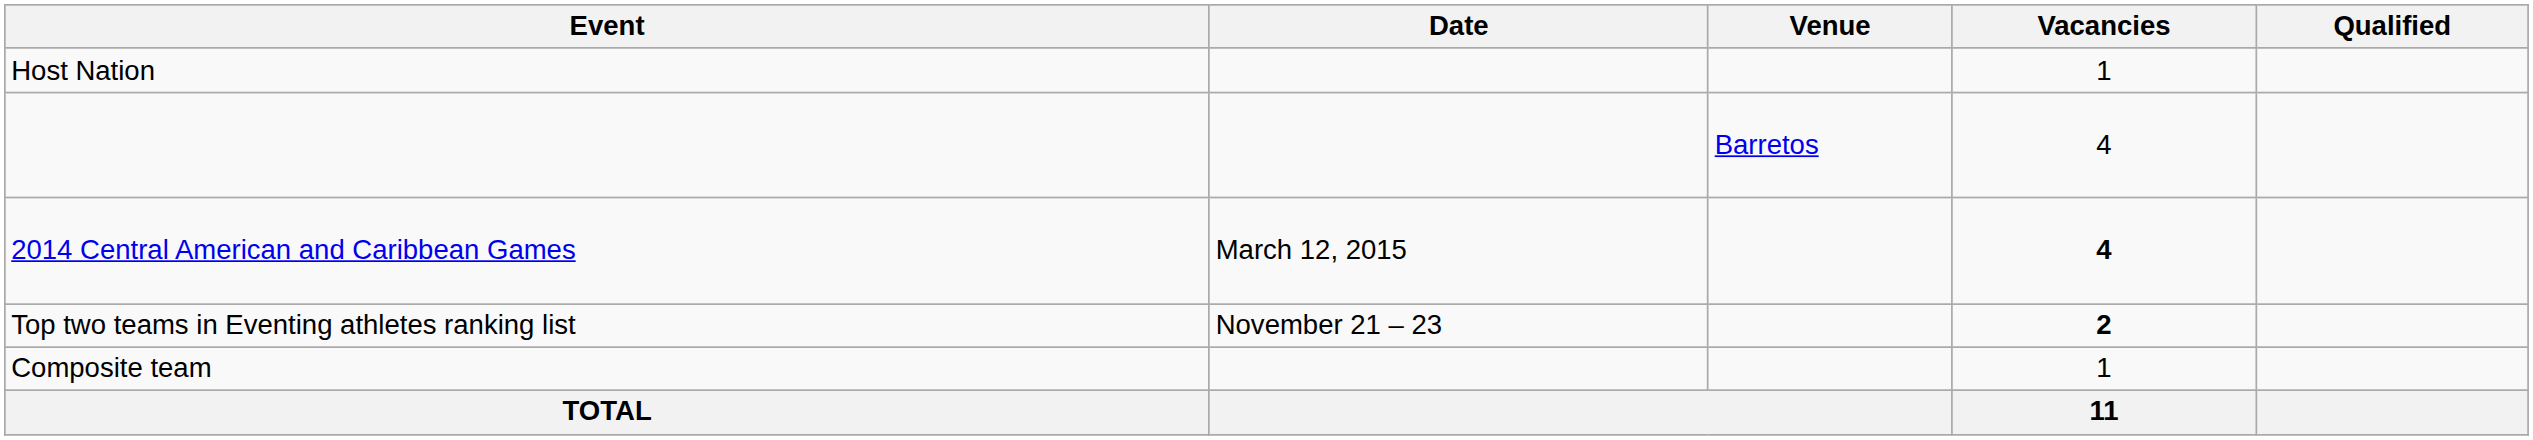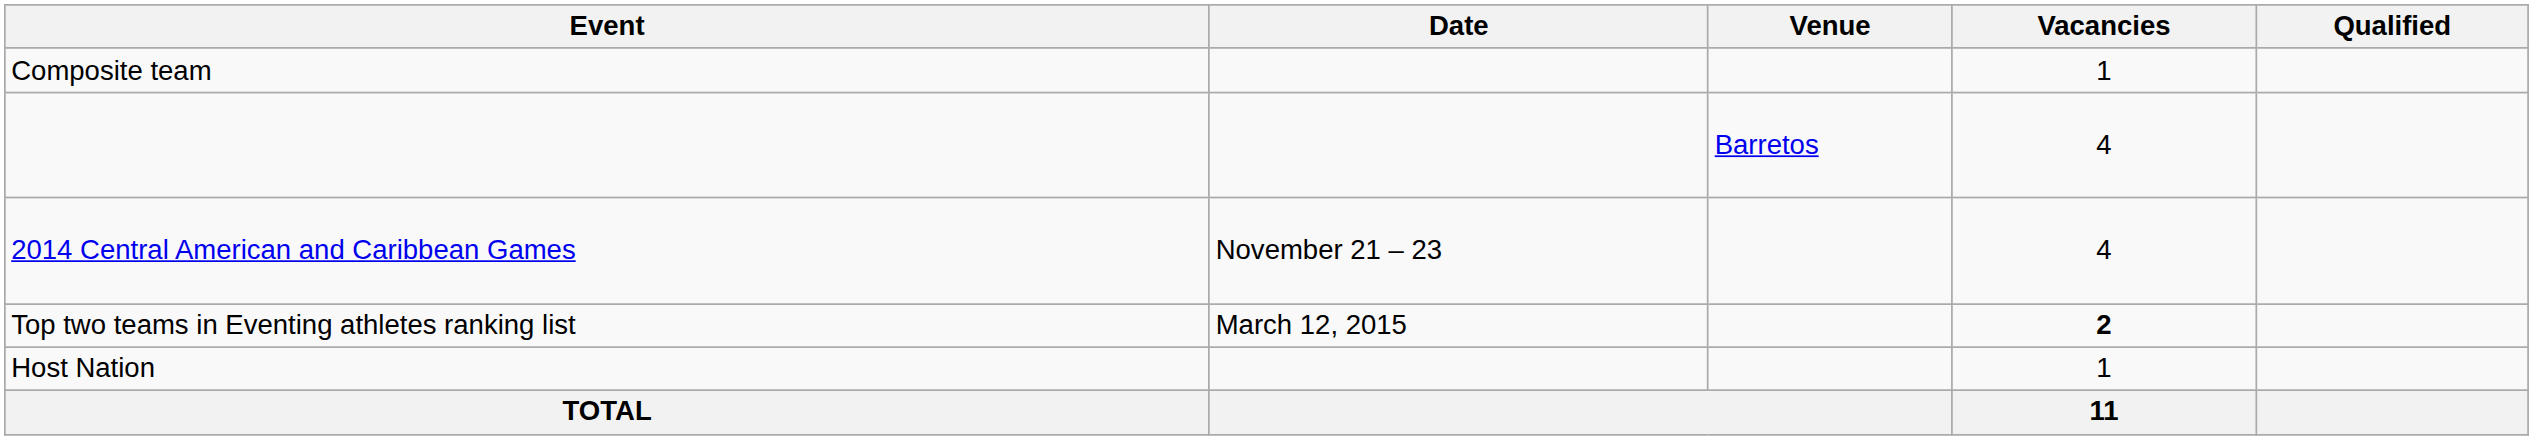rows swapped: (83, 69) <-> (111, 368)
(1311, 250) March 12, 2015 -> (1329, 250) November 21 – 23
(2104, 250) bold -> (2104, 250) normal
(1329, 324) November 21 – 23 -> (1311, 324) March 12, 2015
